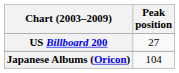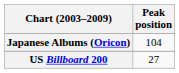rows swapped: (69, 59) <-> (69, 42)
